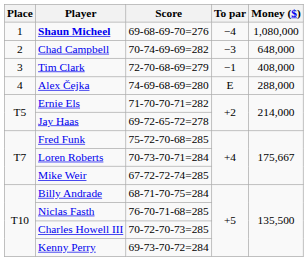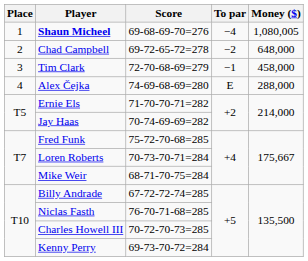(276, 31) 1,080,000 -> (276, 31) 1,080,005
(169, 49) 70-74-69-69=282 -> (169, 49) 69-72-65-72=278
(230, 49) −3 -> (230, 49) −2
(276, 67) 408,000 -> (276, 67) 458,000
(169, 121) 69-72-65-72=278 -> (169, 121) 70-74-69-69=282
(169, 175) 67-72-72-74=285 -> (169, 175) 68-71-70-75=284
(169, 193) 68-71-70-75=284 -> (169, 193) 67-72-72-74=285
